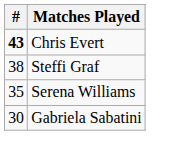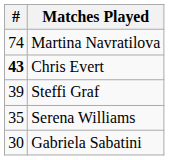+ row: (96, 42)
(16, 67) 38 -> (16, 92) 39
